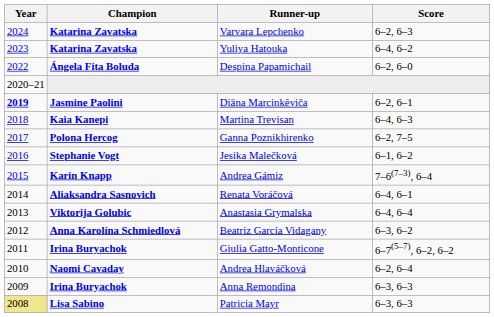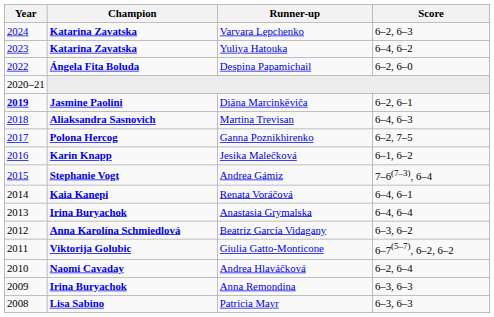(79, 120) Kaia Kanepi -> (103, 120) Aliaksandra Sasnovich
(84, 156) Stephanie Vogt -> (81, 156) Karin Knapp
(81, 175) Karin Knapp -> (84, 175) Stephanie Vogt
(103, 194) Aliaksandra Sasnovich -> (79, 194) Kaia Kanepi
(90, 212) Viktorija Golubic -> (88, 212) Irina Buryachok
(88, 249) Irina Buryachok -> (90, 249) Viktorija Golubic
(18, 304) khaki background -> (18, 304) no background
